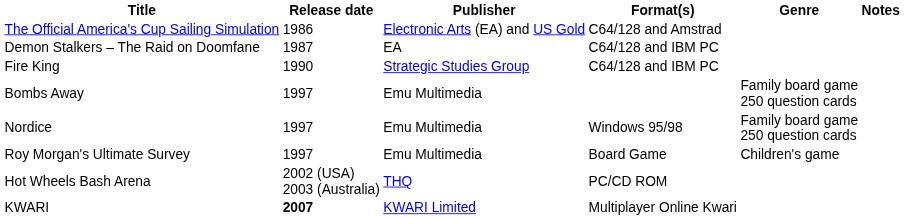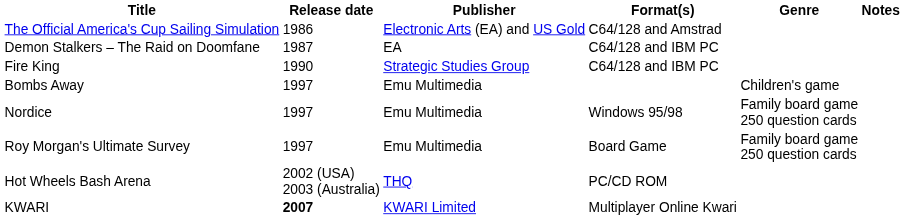(799, 93) Family board game 250 question cards -> (790, 86) Children's game
(790, 154) Children's game -> (799, 147) Family board game 250 question cards
